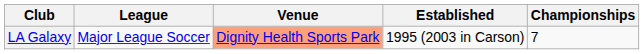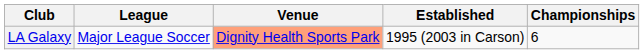(535, 37) 7 -> (535, 37) 6
